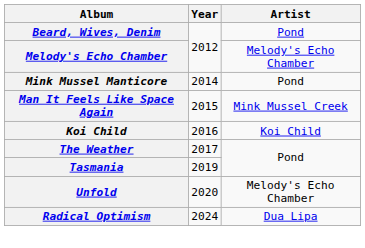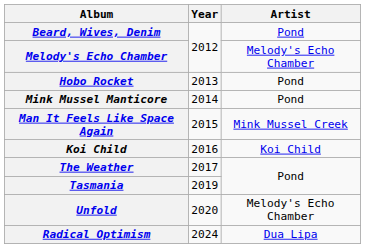+ row: (97, 81)
